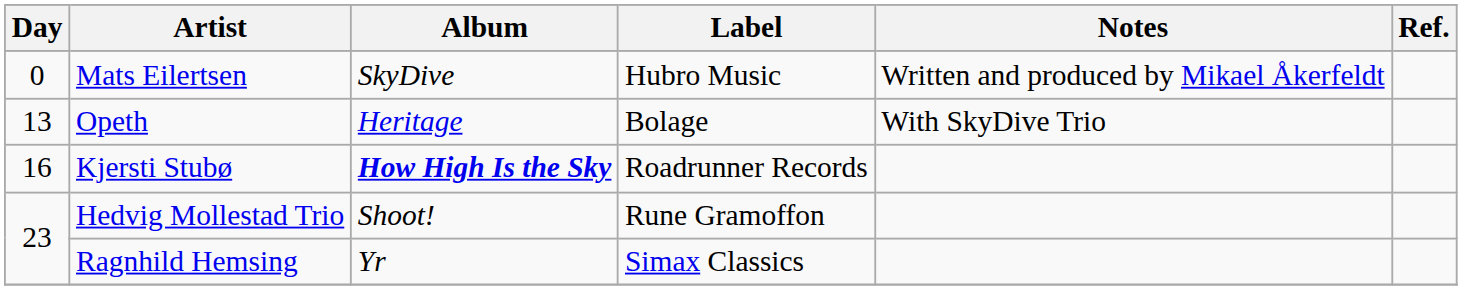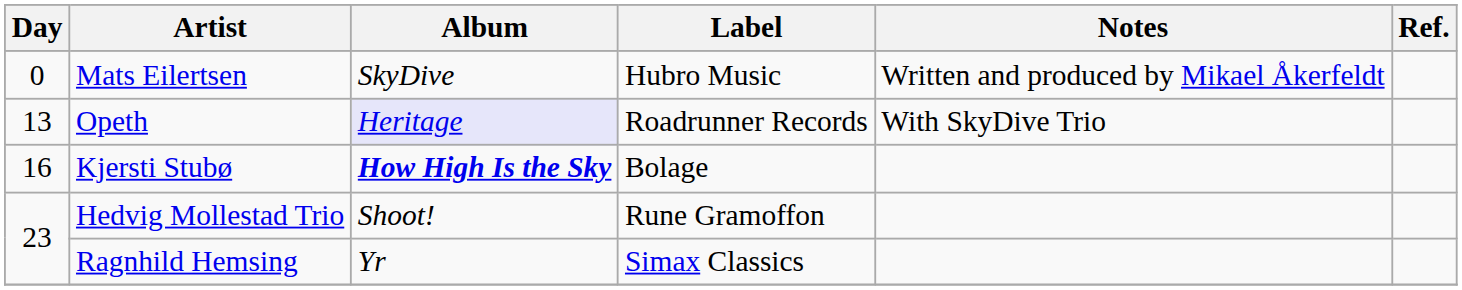(410, 121) no background -> (410, 121) lavender background
(667, 121) Bolage -> (746, 121) Roadrunner Records
(746, 167) Roadrunner Records -> (667, 167) Bolage
